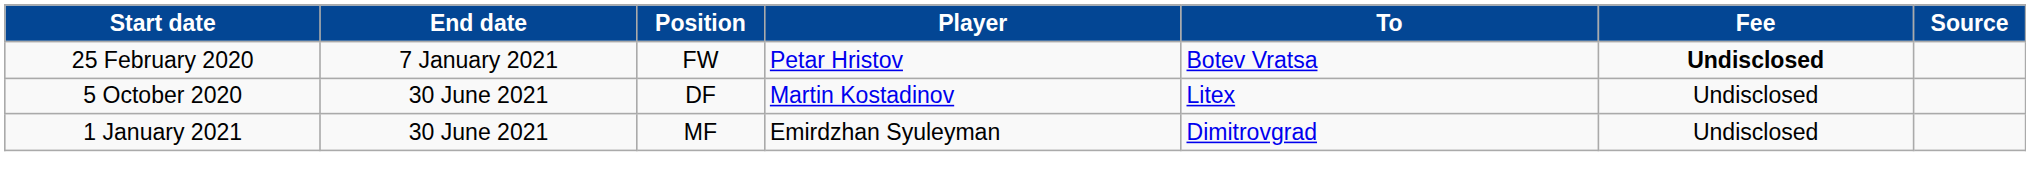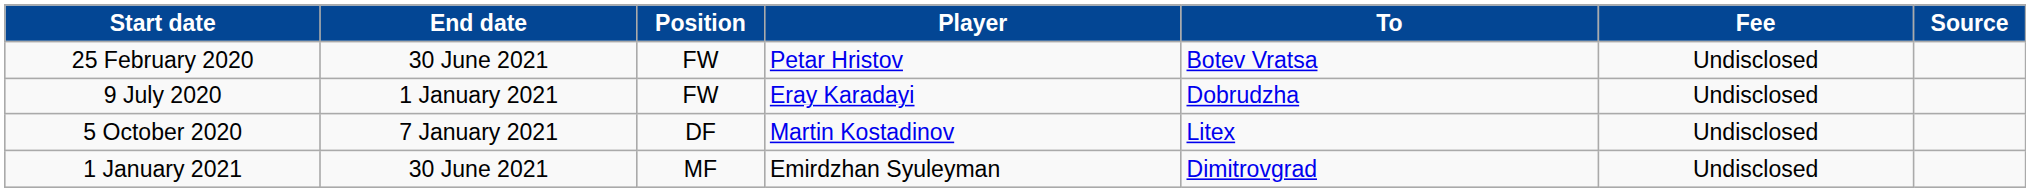(479, 60) 7 January 2021 -> (479, 60) 30 June 2021
(1756, 60) bold -> (1756, 60) normal
+ row: (163, 96)
(479, 96) 30 June 2021 -> (479, 133) 7 January 2021
